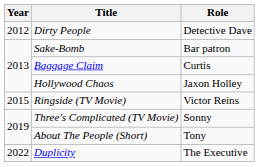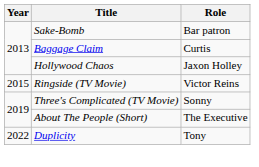- row: (62, 30)
(195, 135) Tony -> (216, 118) The Executive
(216, 153) The Executive -> (195, 135) Tony
